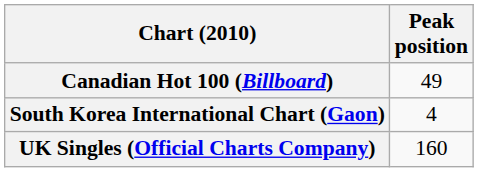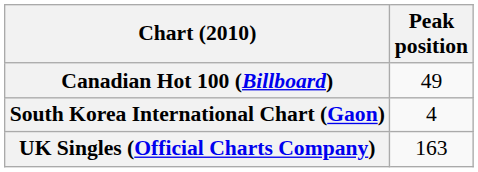(431, 148) 160 -> (431, 148) 163
